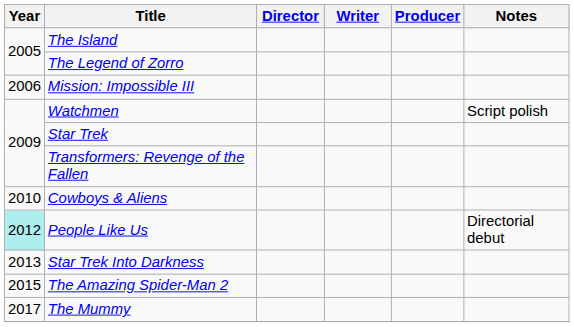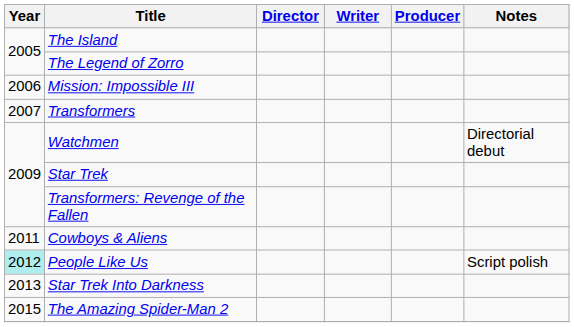+ row: (92, 110)
(508, 110) Script polish -> (501, 142) Directorial debut
(24, 198) 2010 -> (24, 238) 2011
(501, 230) Directorial debut -> (508, 262) Script polish
- row: (89, 309)
